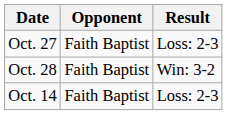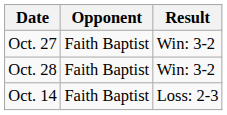(188, 43) Loss: 2-3 -> (186, 43) Win: 3-2
